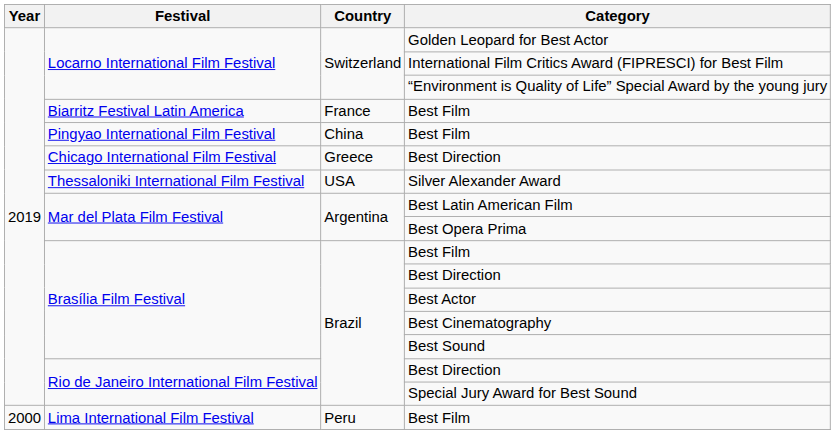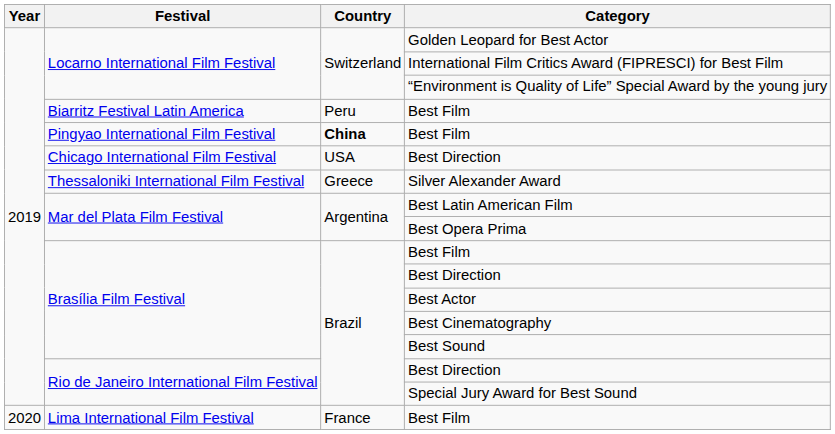(347, 110) France -> (340, 110) Peru
(344, 134) normal -> (345, 134) bold
(349, 157) Greece -> (340, 157) USA
(340, 181) USA -> (349, 181) Greece
(24, 417) 2000 -> (24, 417) 2020
(340, 417) Peru -> (347, 417) France
